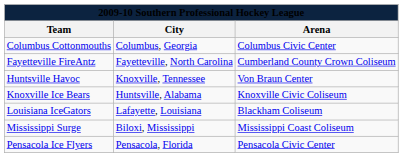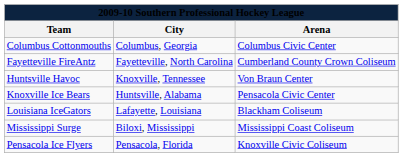(292, 95) Knoxville Civic Coliseum -> (286, 95) Pensacola Civic Center
(286, 144) Pensacola Civic Center -> (292, 144) Knoxville Civic Coliseum
